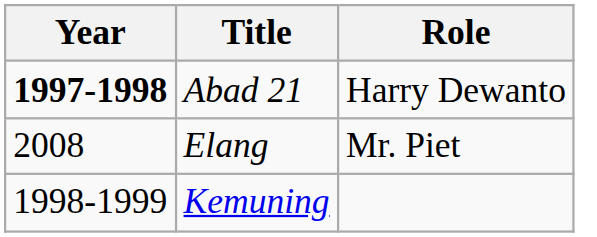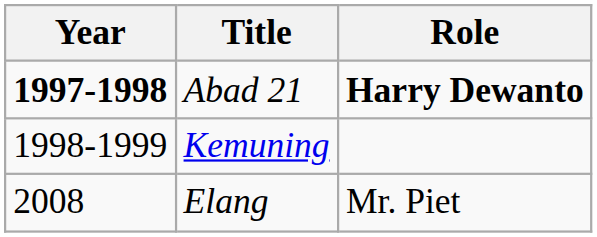(456, 88) normal -> (465, 88) bold
rows swapped: (257, 201) <-> (226, 145)
